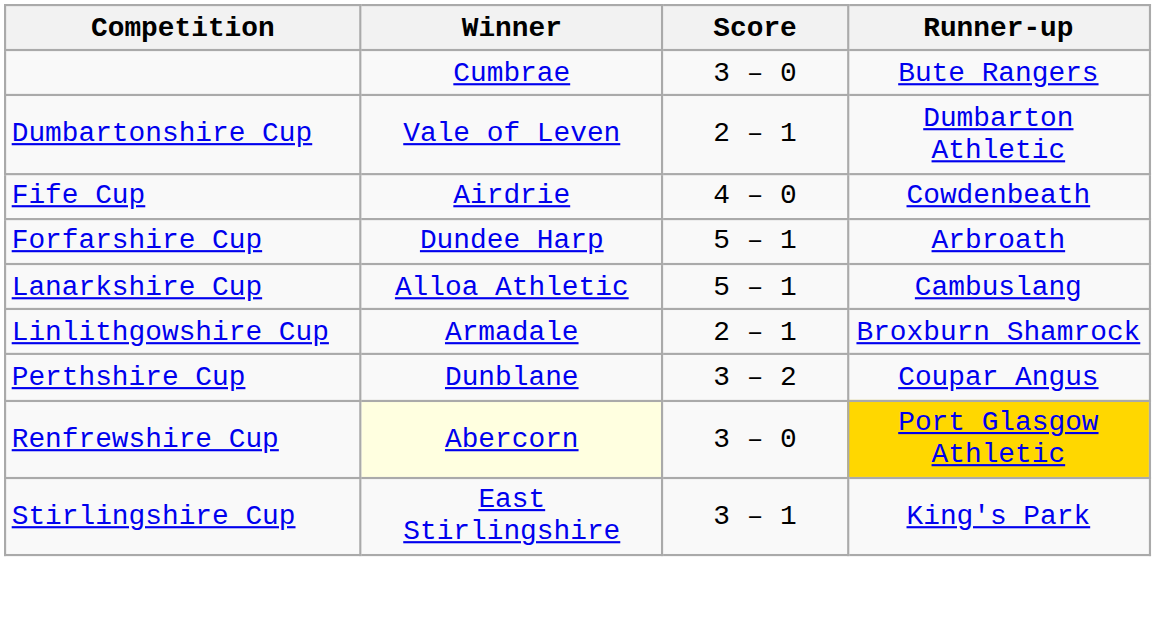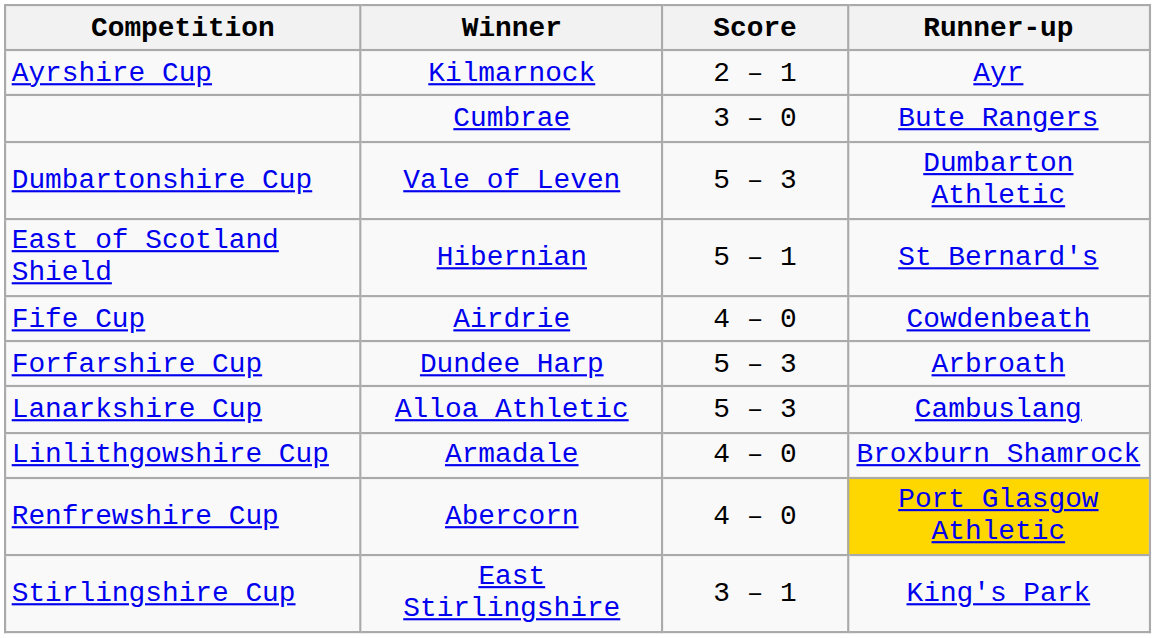+ row: (112, 73)
(755, 134) 2 – 1 -> (755, 180) 5 – 3
+ row: (145, 257)
(755, 241) 5 – 1 -> (755, 364) 5 – 3
(755, 287) 5 – 1 -> (755, 409) 5 – 3
(755, 332) 2 – 1 -> (755, 455) 4 – 0
- row: (129, 377)
(512, 439) lightyellow background -> (512, 516) no background
(755, 439) 3 – 0 -> (755, 516) 4 – 0
